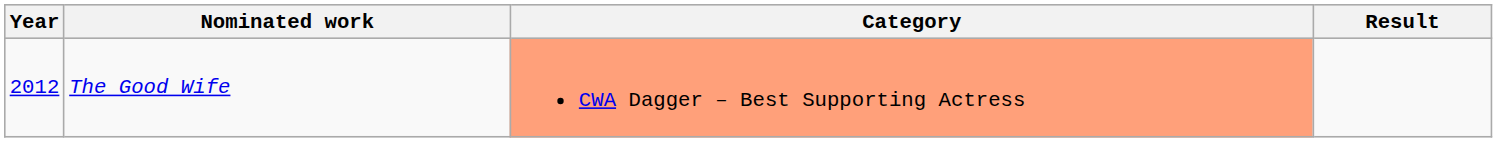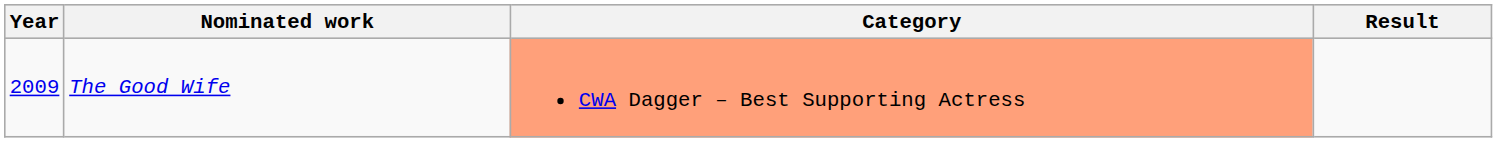(35, 88) 2012 -> (35, 88) 2009
